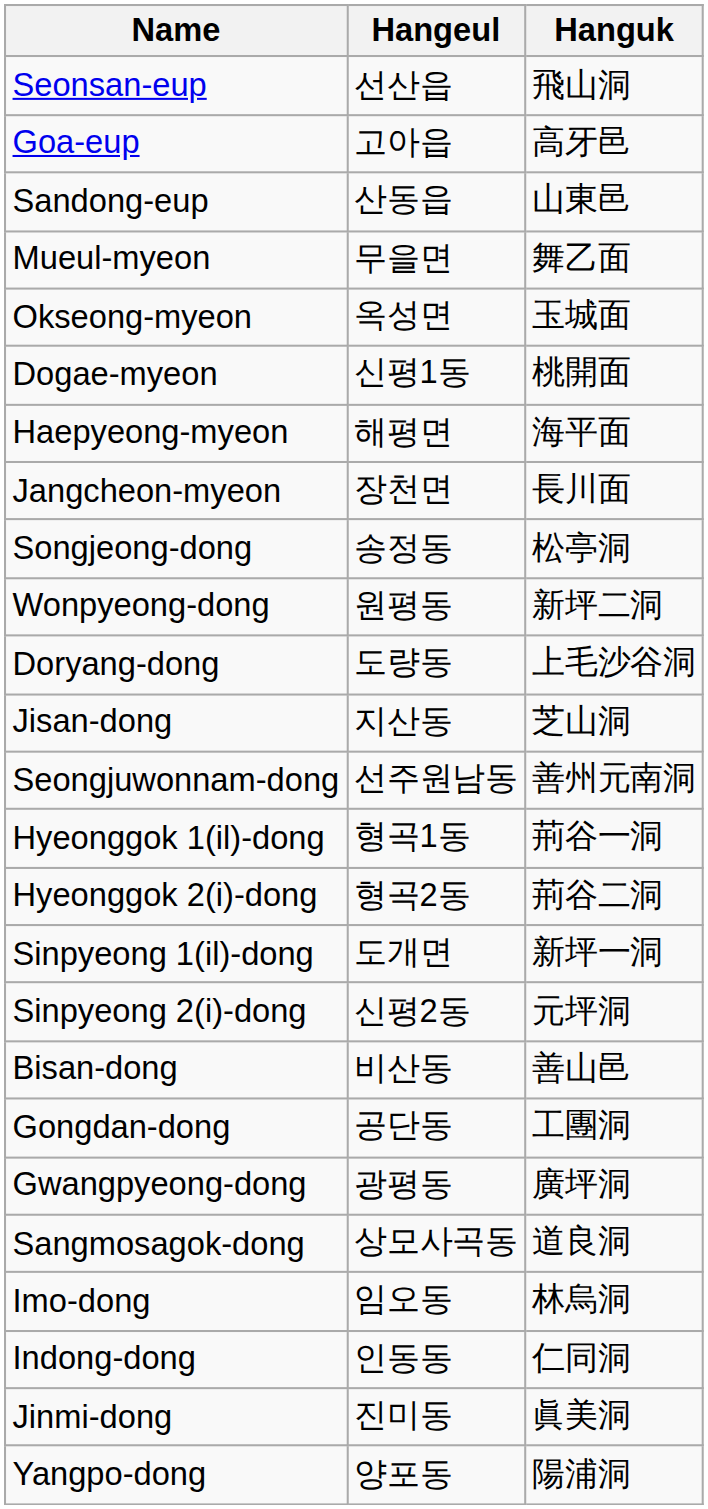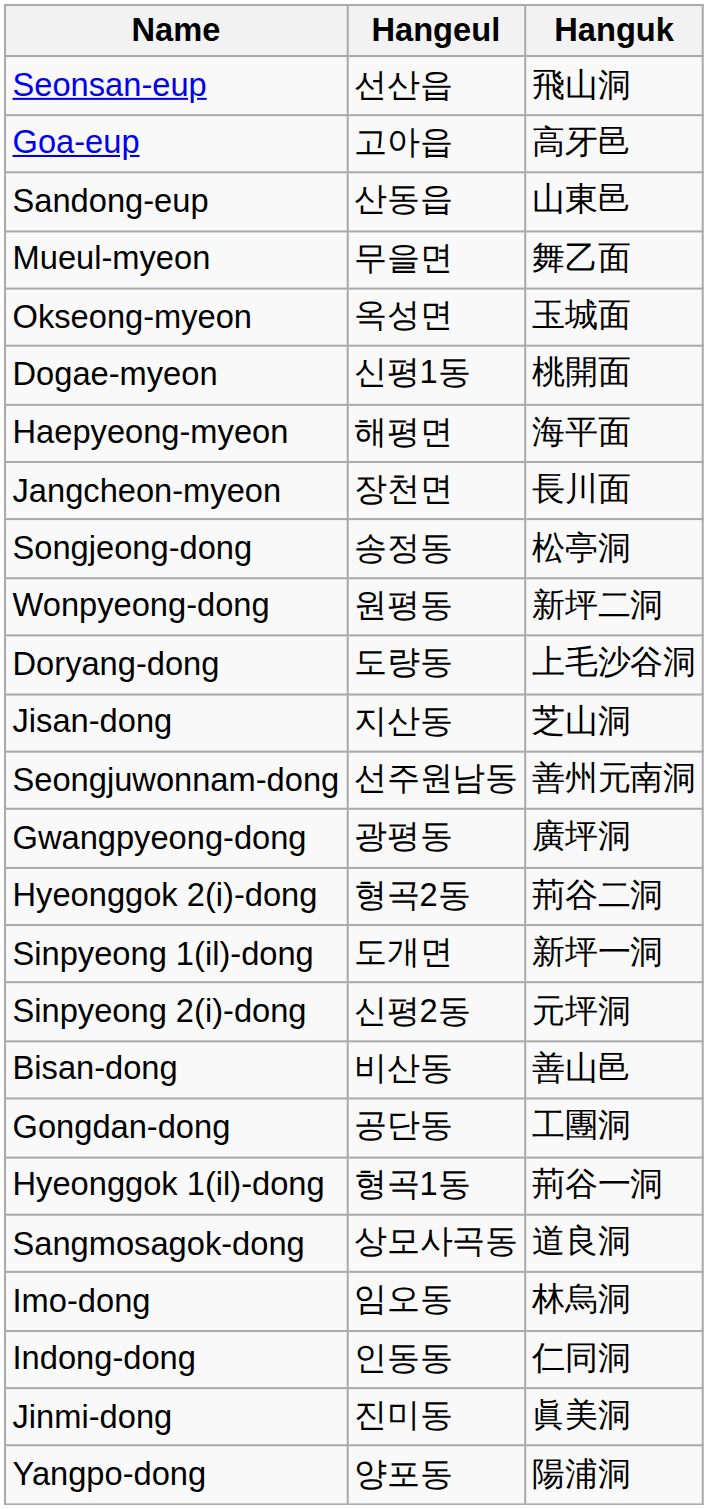rows swapped: (169, 837) <-> (160, 1185)
